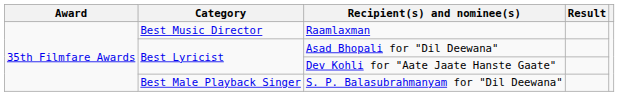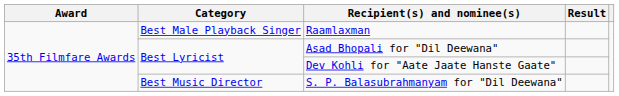(201, 30) Best Music Director -> (221, 30) Best Male Playback Singer
(221, 83) Best Male Playback Singer -> (201, 83) Best Music Director
